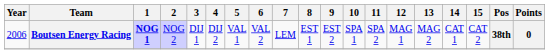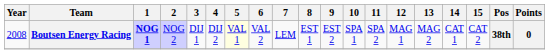(17, 34) 2006 -> (17, 34) 2008
(237, 34) no background -> (237, 34) lightyellow background
